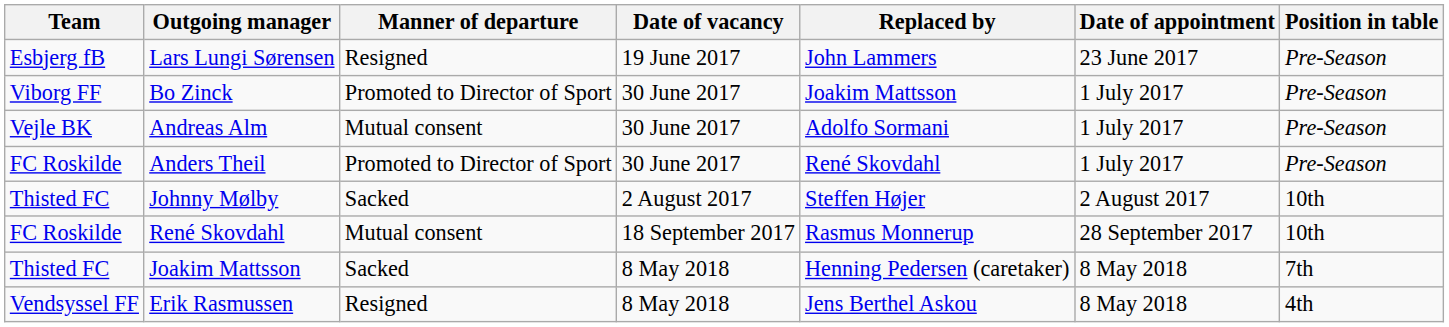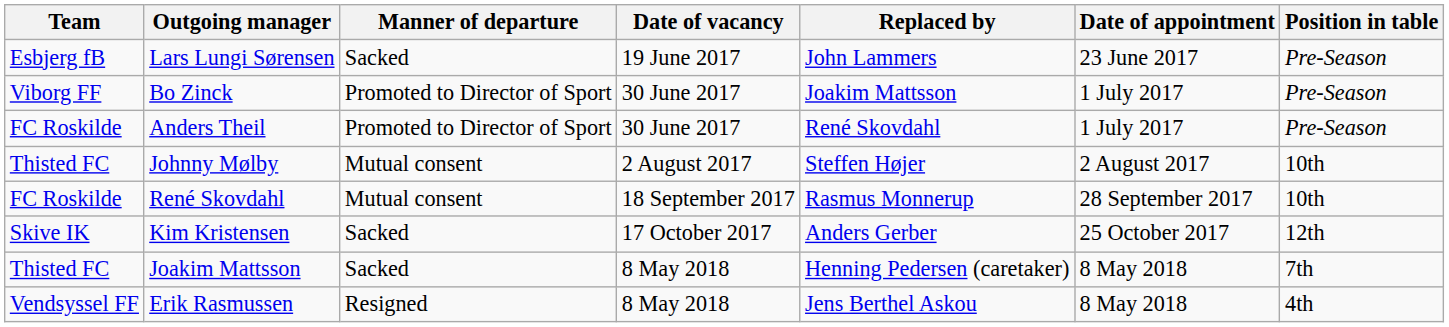(386, 57) Resigned -> (377, 57) Sacked
- row: (208, 127)
(377, 198) Sacked -> (414, 163) Mutual consent
+ row: (219, 233)
